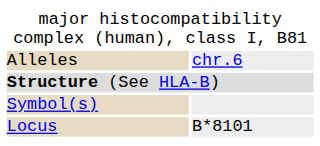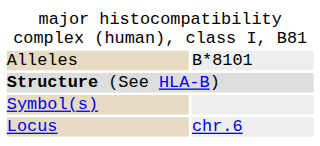(217, 61) chr.6 -> (222, 61) B*8101
(222, 127) B*8101 -> (217, 127) chr.6
